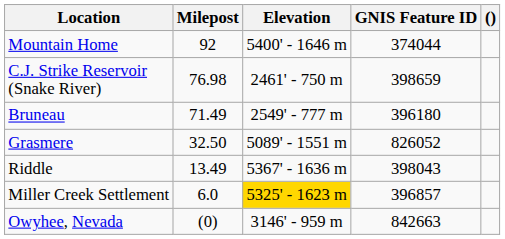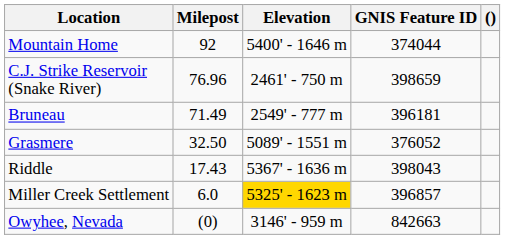(208, 79) 76.98 -> (208, 79) 76.96
(416, 115) 396180 -> (416, 115) 396181
(416, 141) 826052 -> (416, 141) 376052
(208, 168) 13.49 -> (208, 168) 17.43
